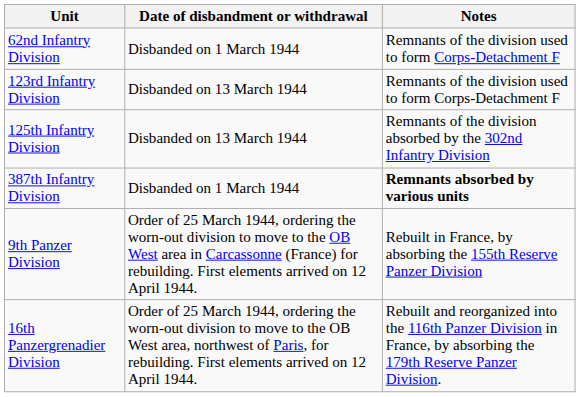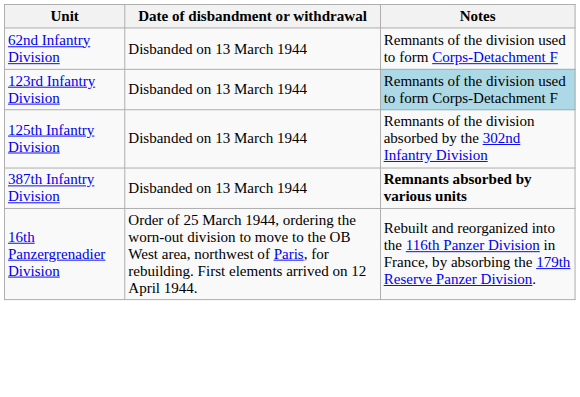(214, 48) Disbanded on 1 March 1944 -> (218, 48) Disbanded on 13 March 1944
(477, 89) no background -> (475, 89) lightblue background
(214, 187) Disbanded on 1 March 1944 -> (218, 187) Disbanded on 13 March 1944
- row: (40, 254)
